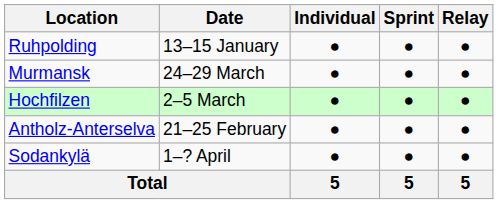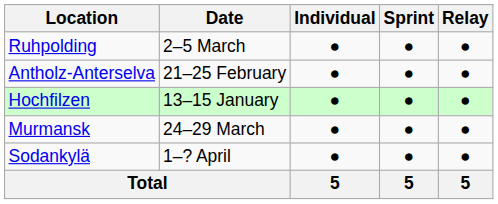(221, 45) 13–15 January -> (204, 45) 2–5 March
rows swapped: (82, 128) <-> (49, 73)
(204, 101) 2–5 March -> (221, 101) 13–15 January
